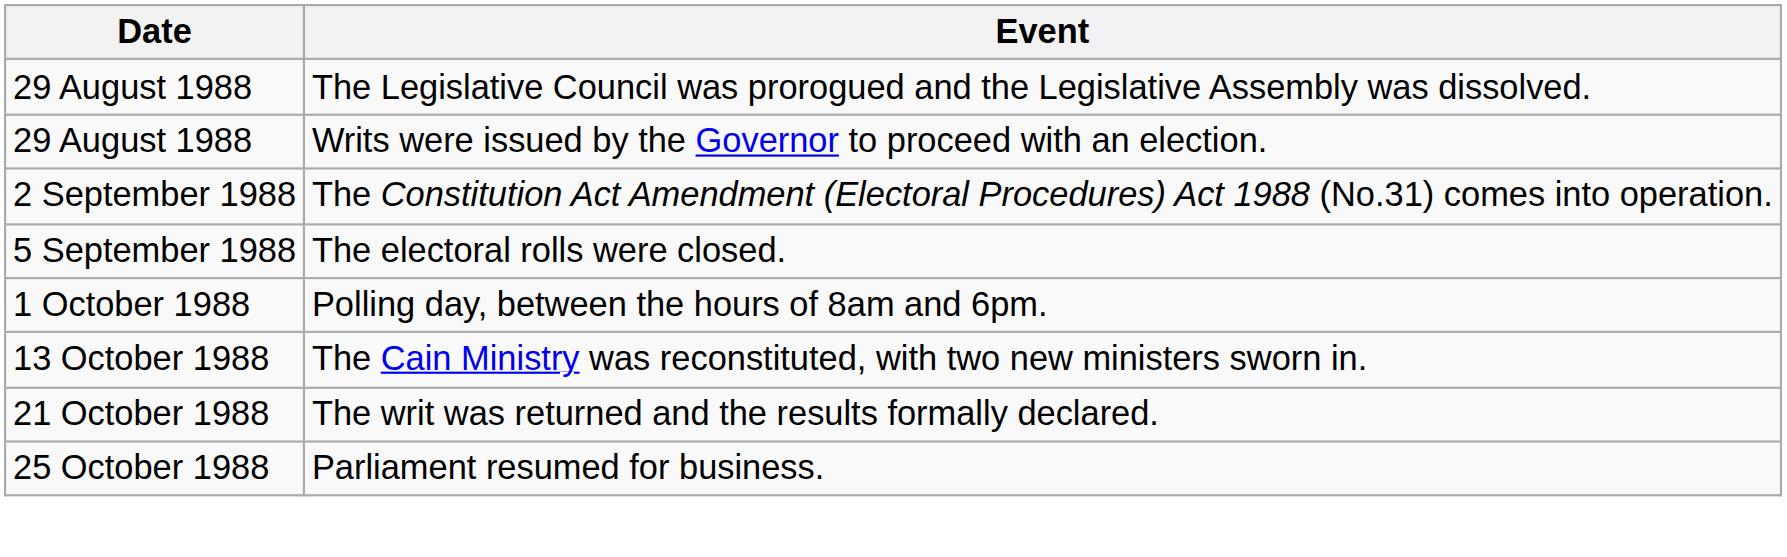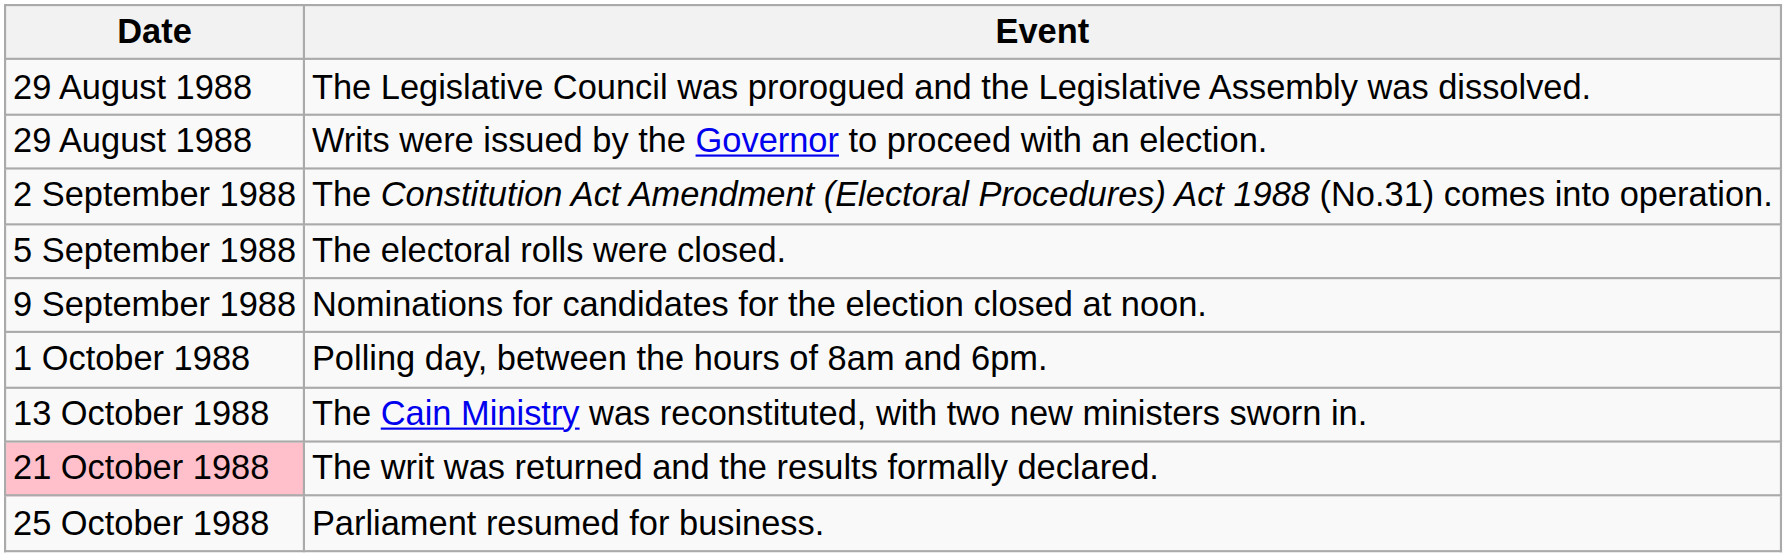+ row: (759, 304)
(141, 413) no background -> (141, 468) pink background
